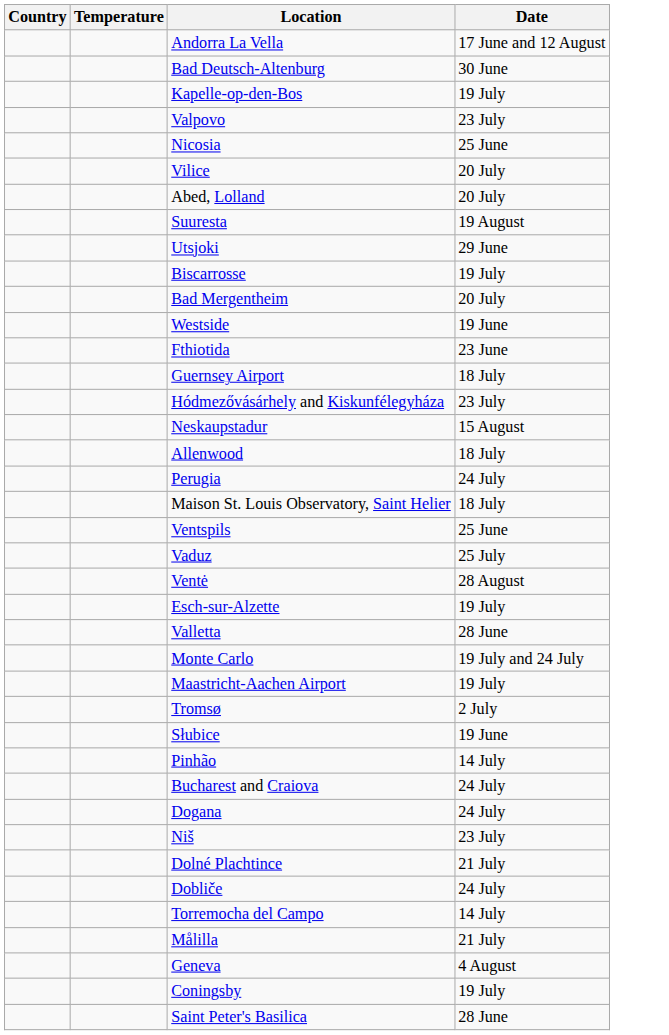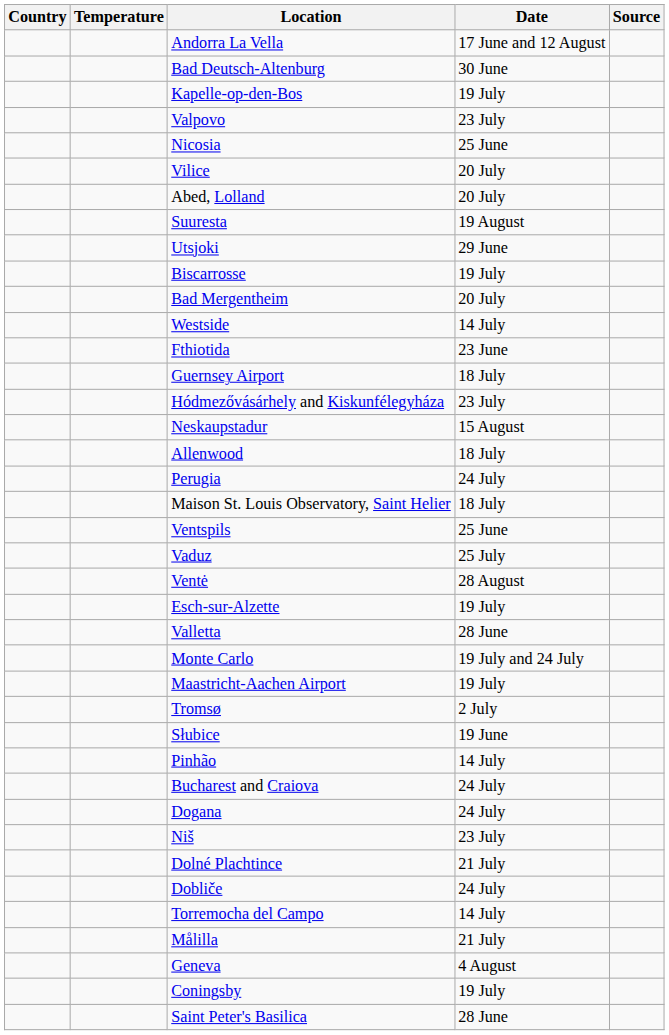+ column: (637, 17)
(483, 324) 19 June -> (482, 324) 14 July
